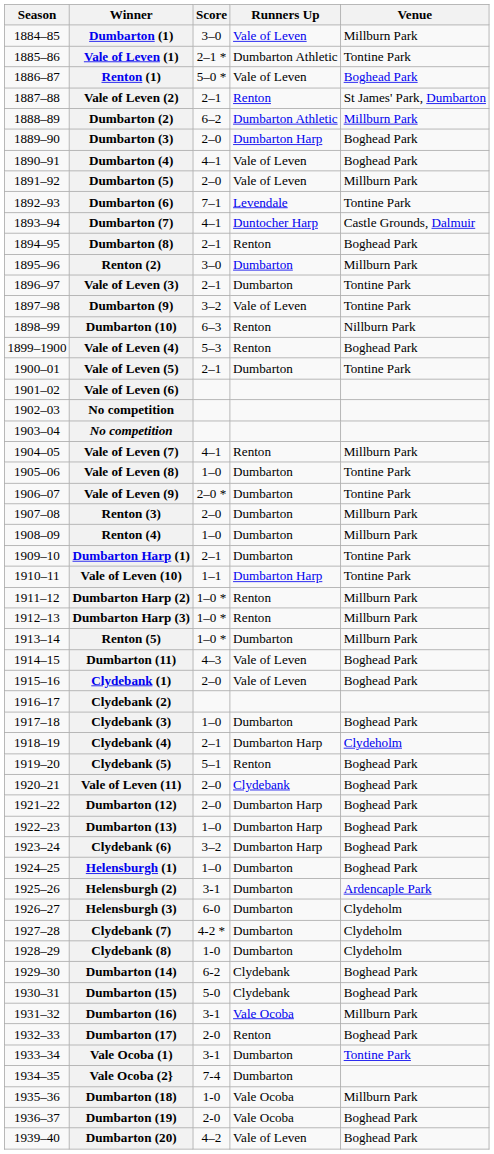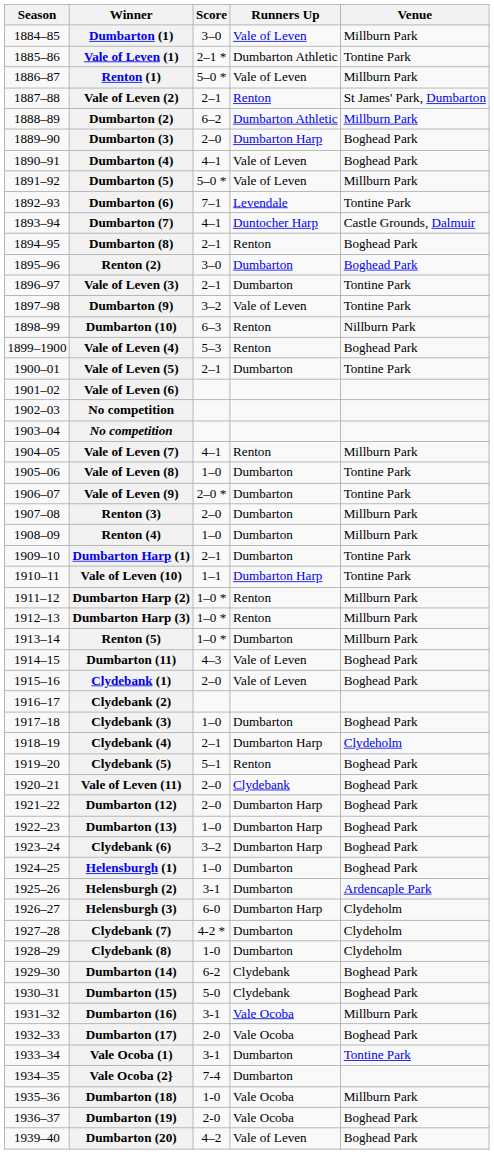(381, 77) Boghead Park -> (381, 77) Millburn Park
(211, 181) 2–0 -> (211, 181) 5–0 *
(381, 264) Millburn Park -> (381, 264) Boghead Park
(263, 909) Dumbarton -> (278, 909) Dumbarton Harp
(252, 1034) Renton -> (263, 1034) Vale Ocoba
